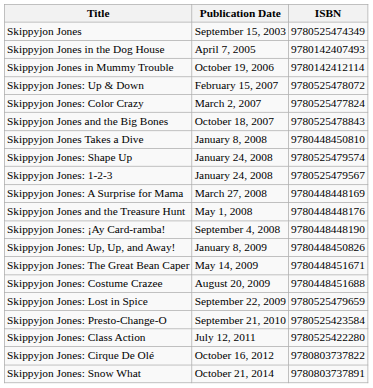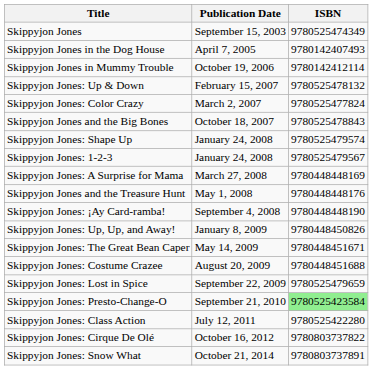(328, 85) 9780525478072 -> (328, 85) 9780525478132
- row: (75, 139)
(328, 319) no background -> (328, 301) lightgreen background
